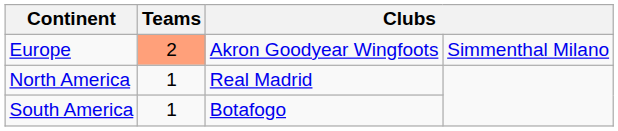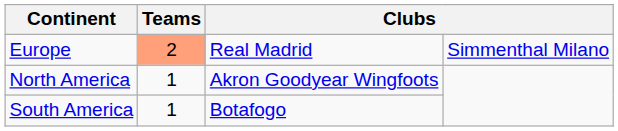(324, 49) Akron Goodyear Wingfoots -> (261, 49) Real Madrid
(261, 79) Real Madrid -> (324, 79) Akron Goodyear Wingfoots
